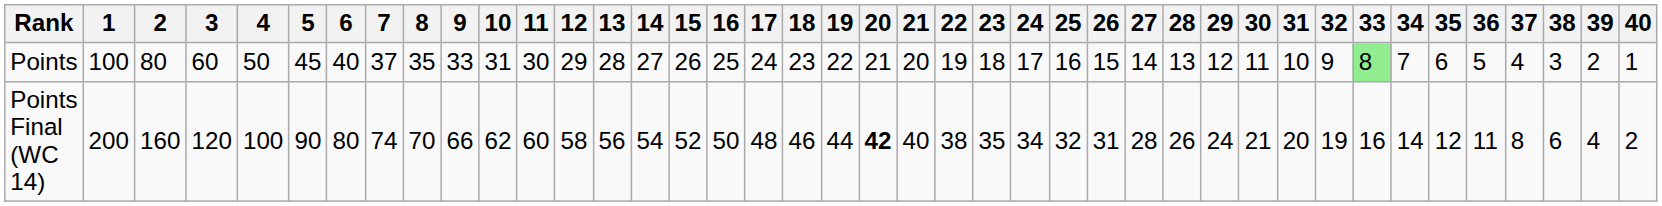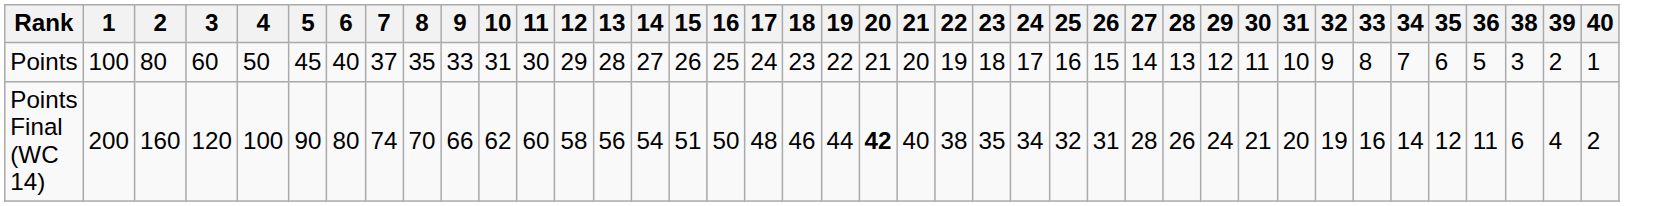- column: (1524, 23)
(1365, 61) lightgreen background -> (1365, 61) no background
(688, 141) 52 -> (688, 141) 51
